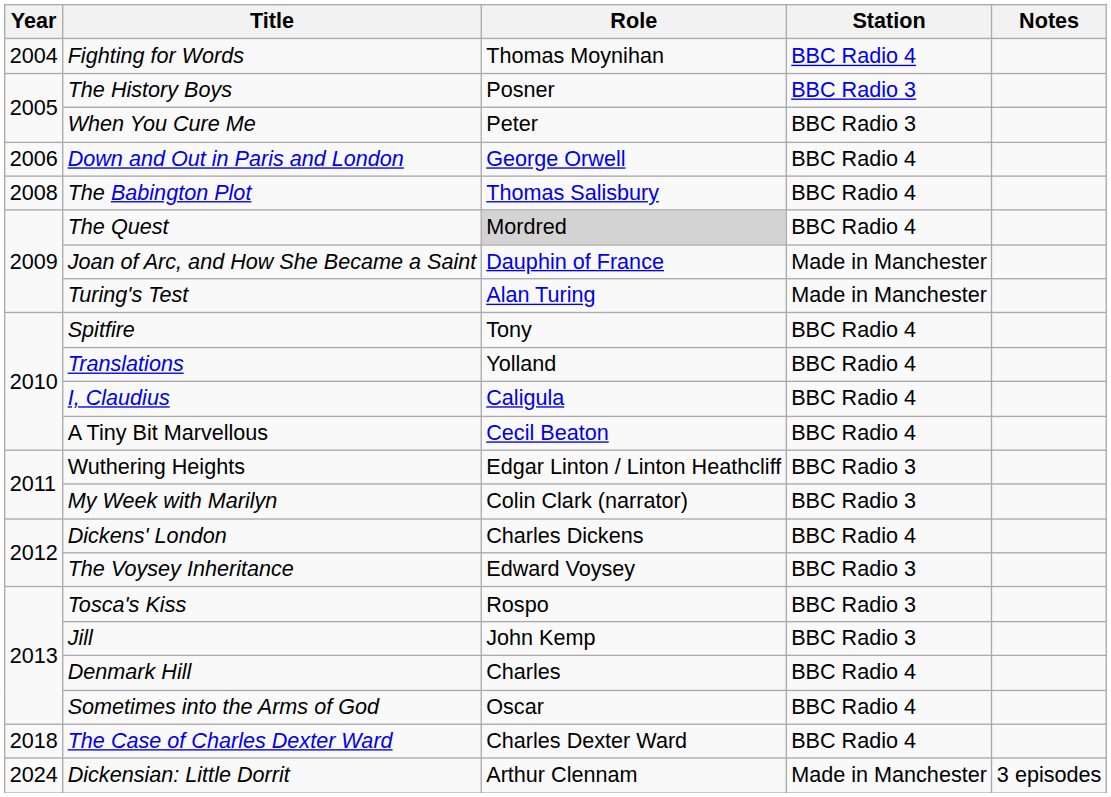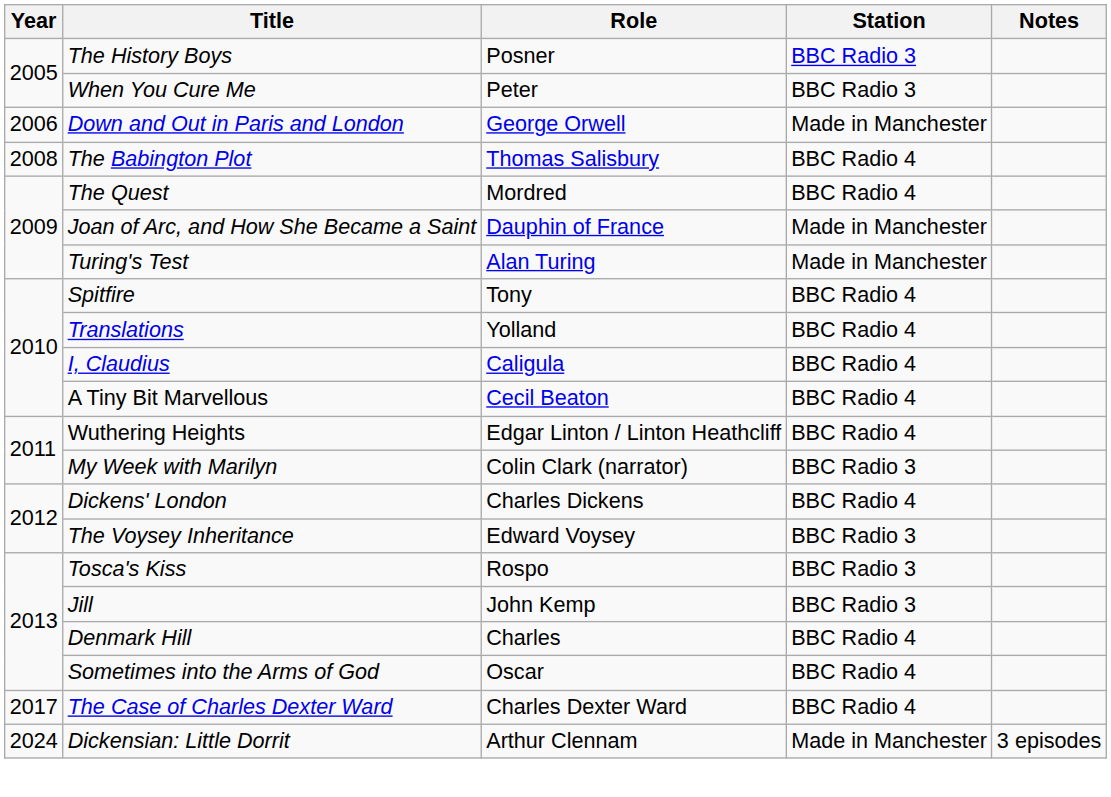- row: (156, 55)
(854, 158) BBC Radio 4 -> (889, 124) Made in Manchester
(526, 227) lightgrey background -> (526, 192) no background
(854, 466) BBC Radio 3 -> (854, 432) BBC Radio 4
(34, 741) 2018 -> (34, 706) 2017
